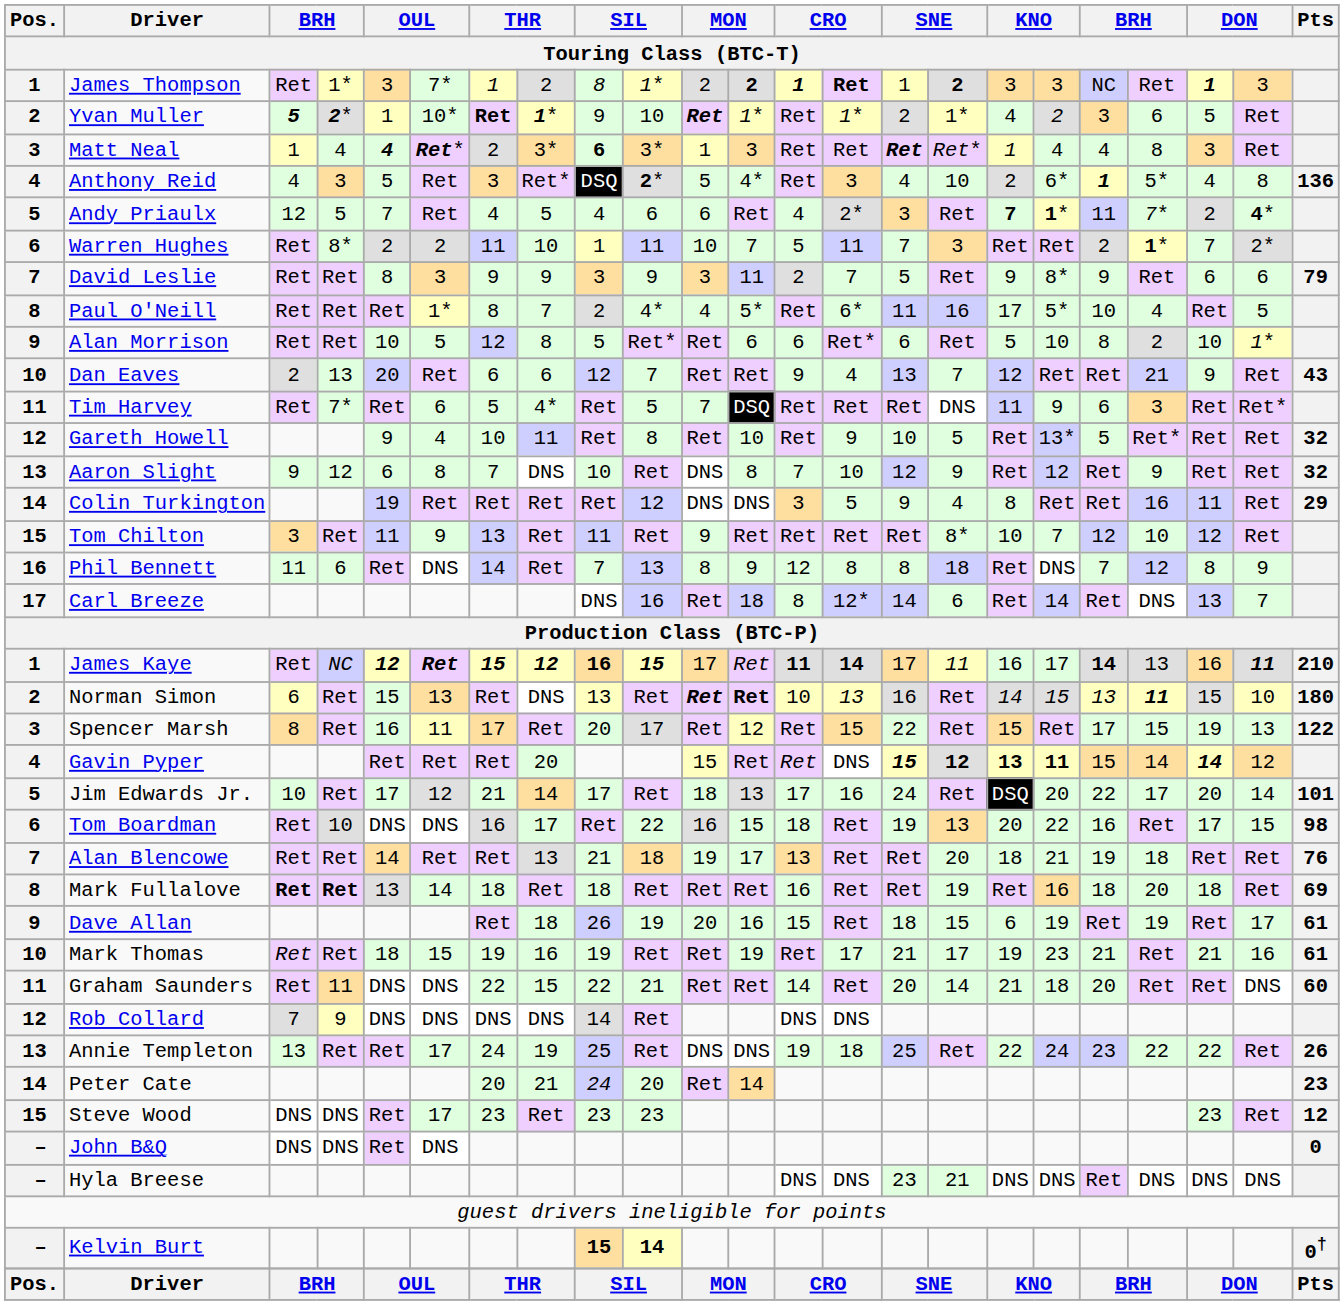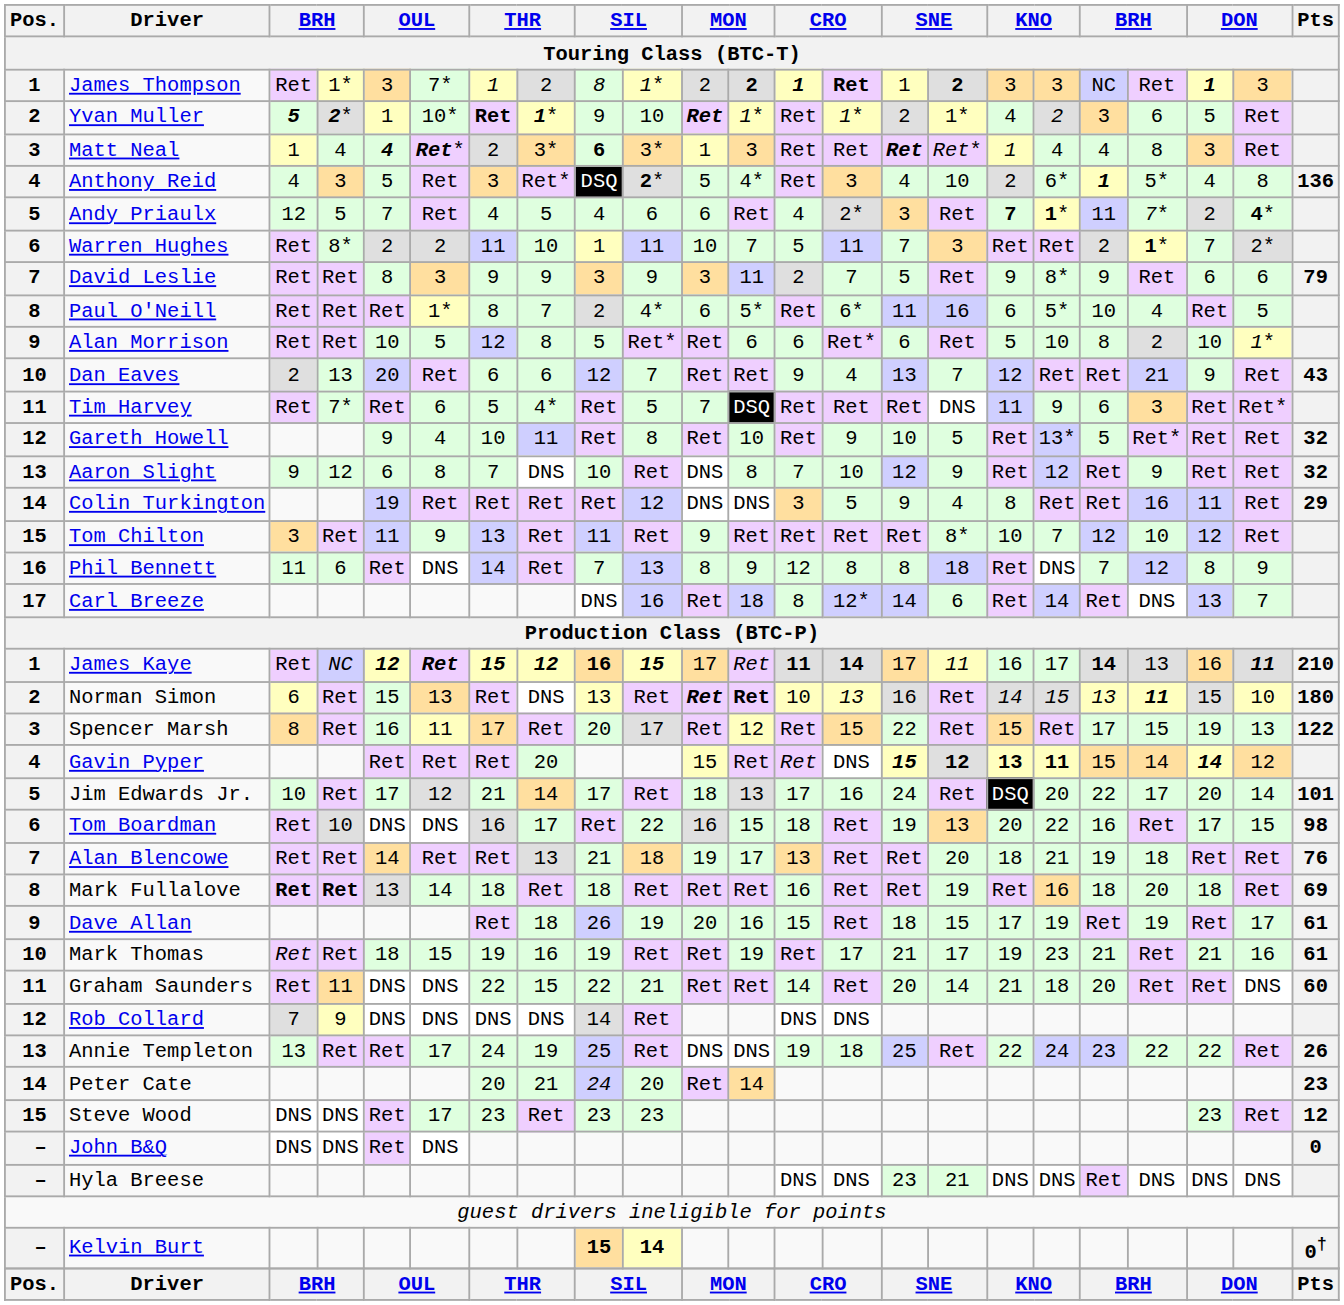(705, 311) 4 -> (705, 311) 6
(1010, 311) 17 -> (1010, 311) 6
(1010, 923) 6 -> (1010, 923) 17
